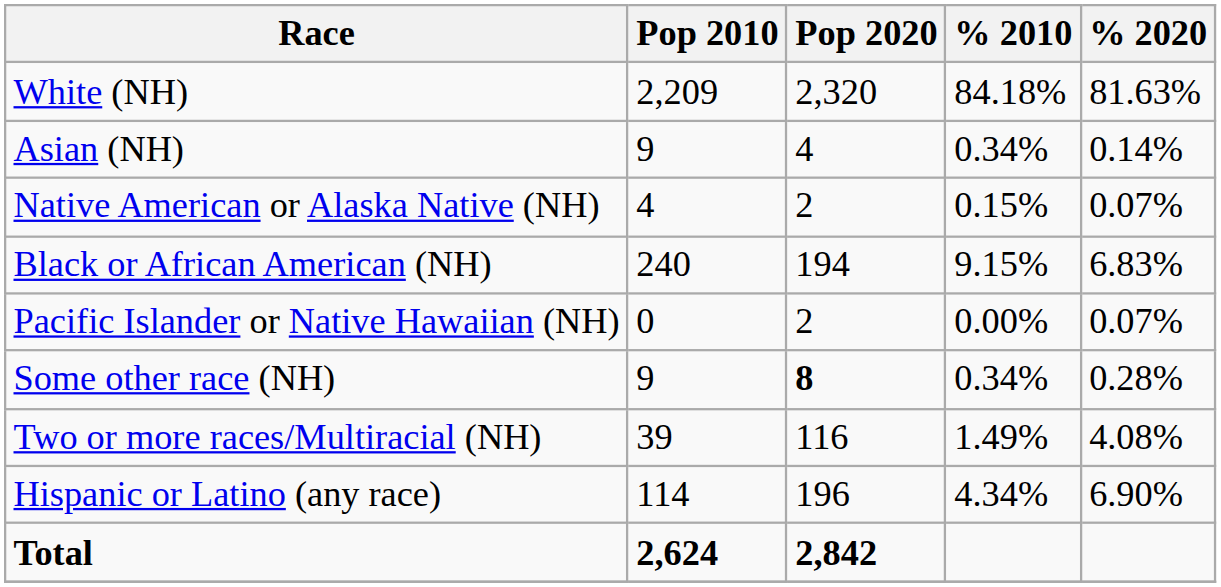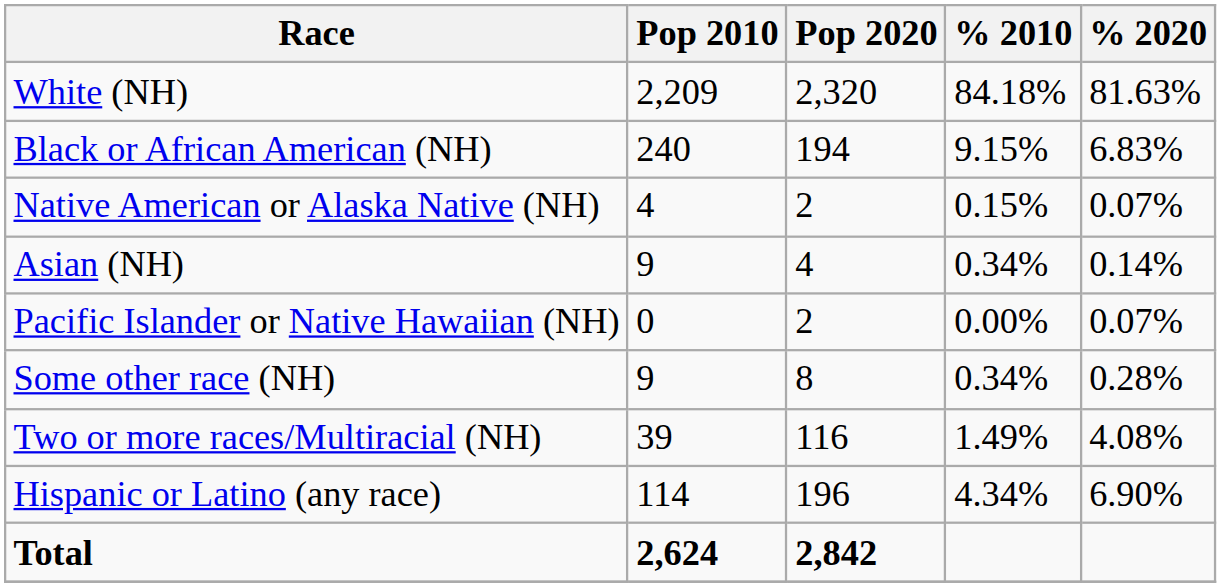rows swapped: (253, 263) <-> (99, 148)
(804, 378) bold -> (804, 378) normal
